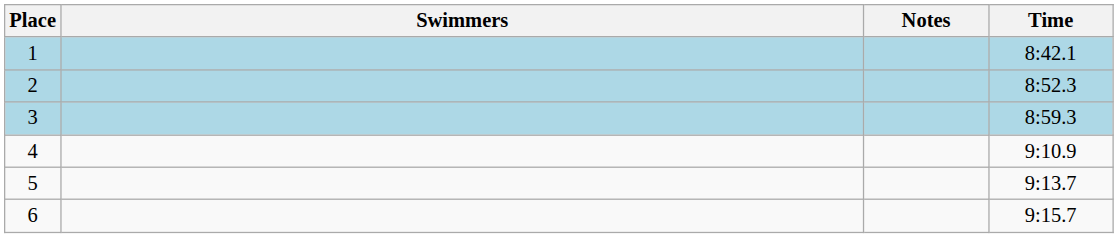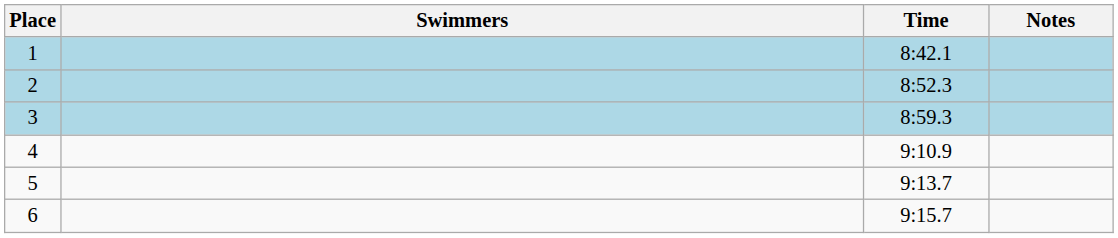columns swapped: (1051, 20) <-> (926, 20)
